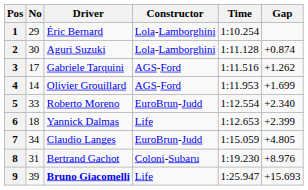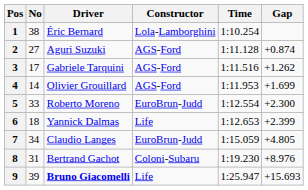(34, 31) 29 -> (34, 31) 38
(34, 49) 30 -> (34, 49) 27
(175, 49) Lola-Lamborghini -> (158, 49) AGS-Ford
(280, 103) +2.340 -> (280, 103) +2.300
